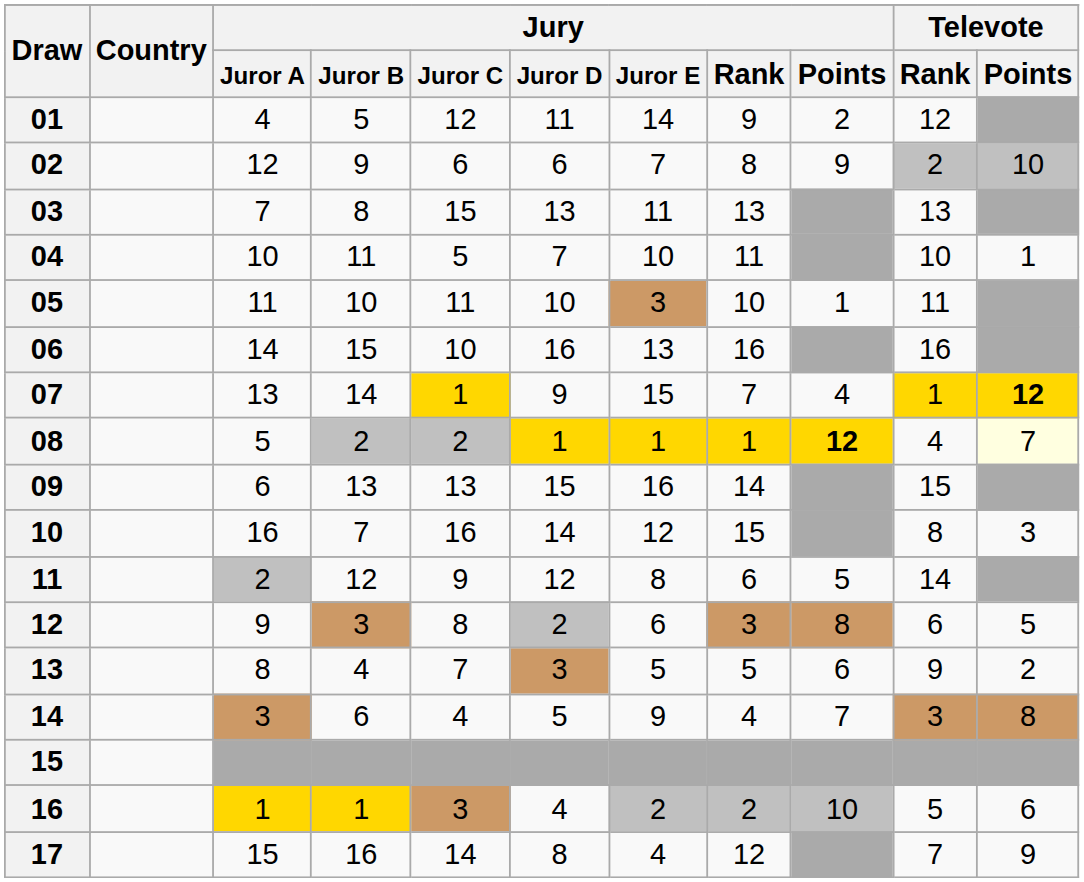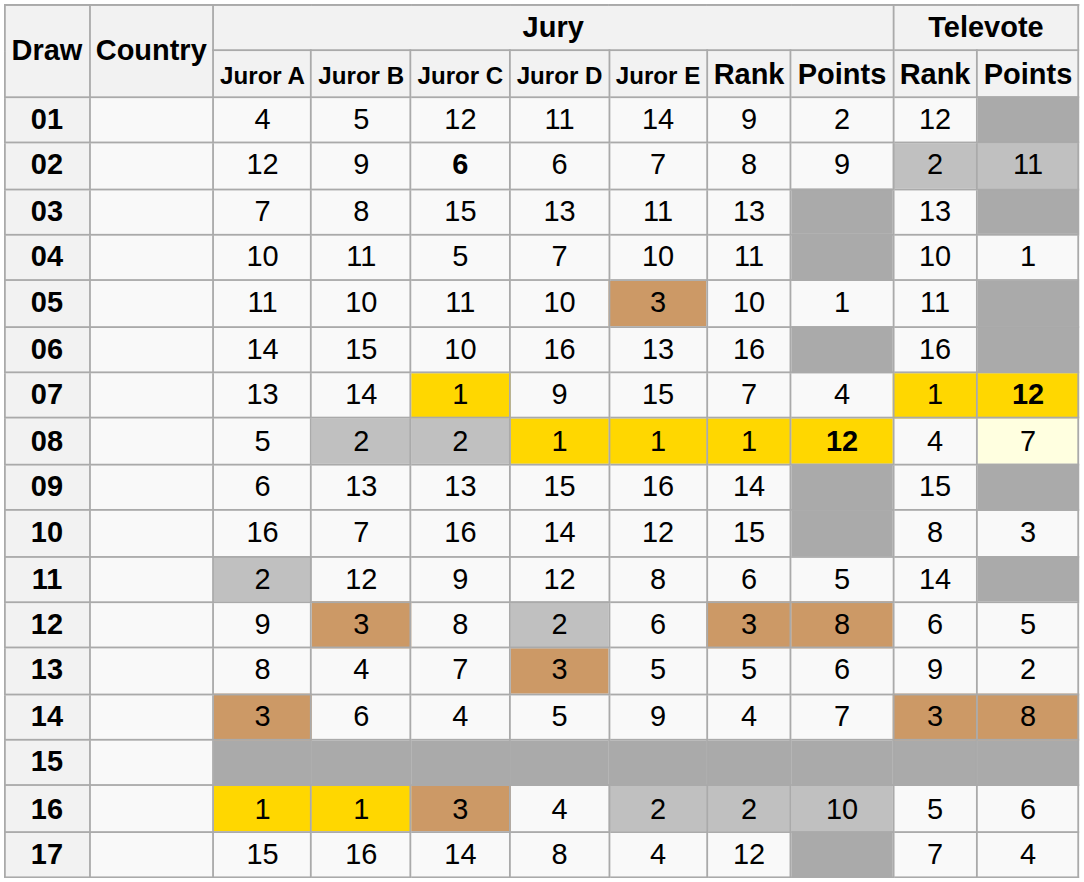(460, 165) normal -> (460, 165) bold
(1028, 165) 10 -> (1028, 165) 11
(1028, 854) 9 -> (1028, 854) 4
